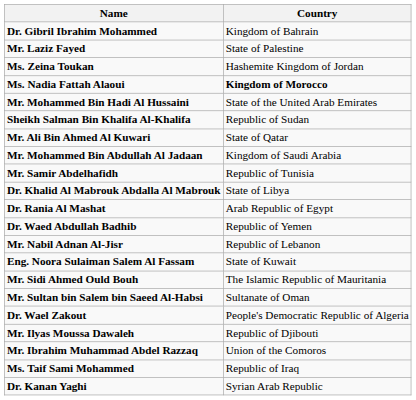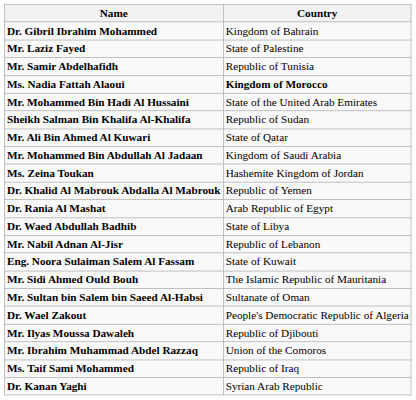rows swapped: (50, 66) <-> (62, 173)
(257, 191) State of Libya -> (269, 191) Republic of Yemen
(269, 226) Republic of Yemen -> (257, 226) State of Libya
